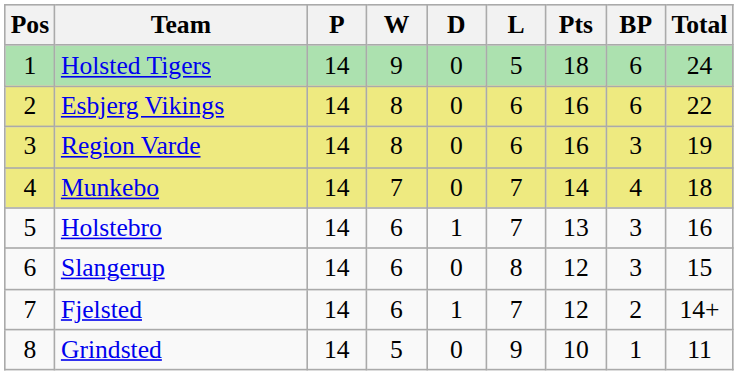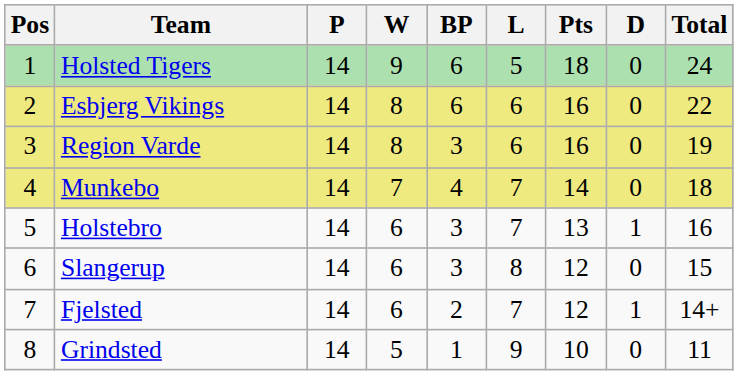columns swapped: (456, 24) <-> (636, 24)
